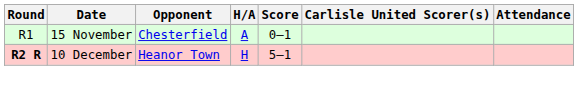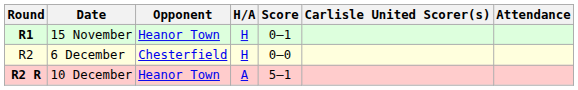(26, 35) normal -> (26, 35) bold
(183, 35) Chesterfield -> (179, 35) Heanor Town
(244, 35) A -> (244, 35) H
+ row: (88, 55)
(244, 55) H -> (244, 75) A
